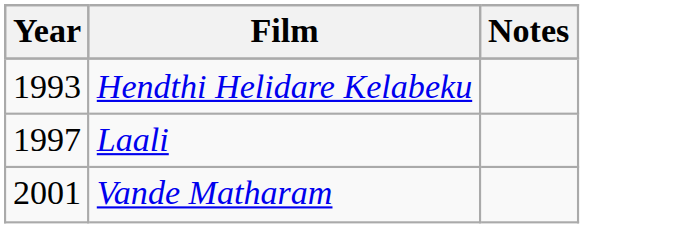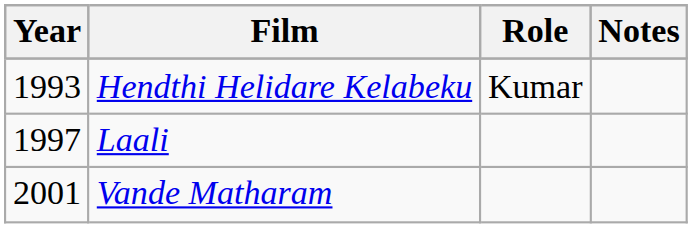+ column: (535, 31)
